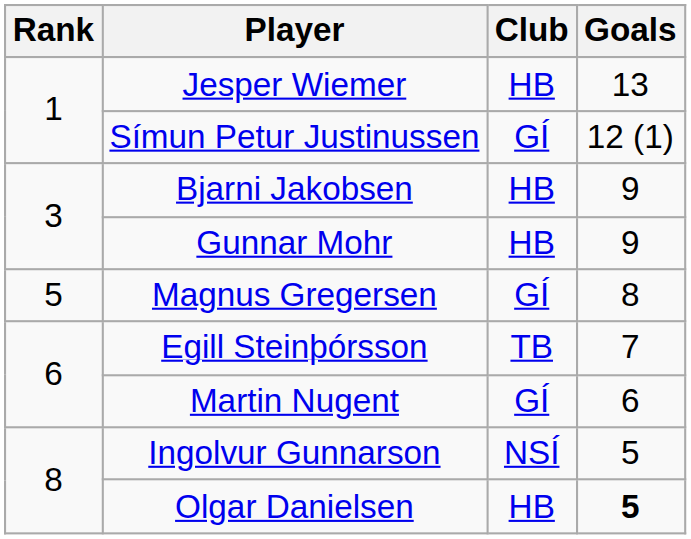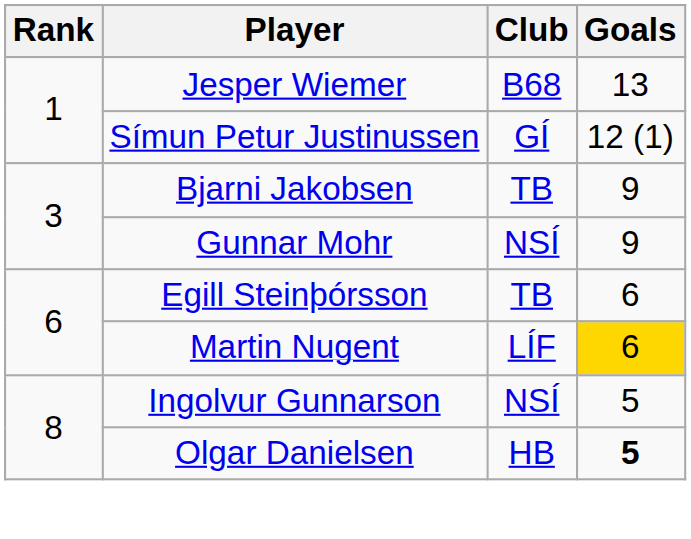(532, 83) HB -> (532, 83) B68
(532, 189) HB -> (532, 189) TB
(532, 242) HB -> (532, 242) NSÍ
- row: (294, 294)
(630, 347) 7 -> (630, 294) 6
(532, 400) GÍ -> (532, 347) LÍF
(630, 400) no background -> (630, 347) gold background
